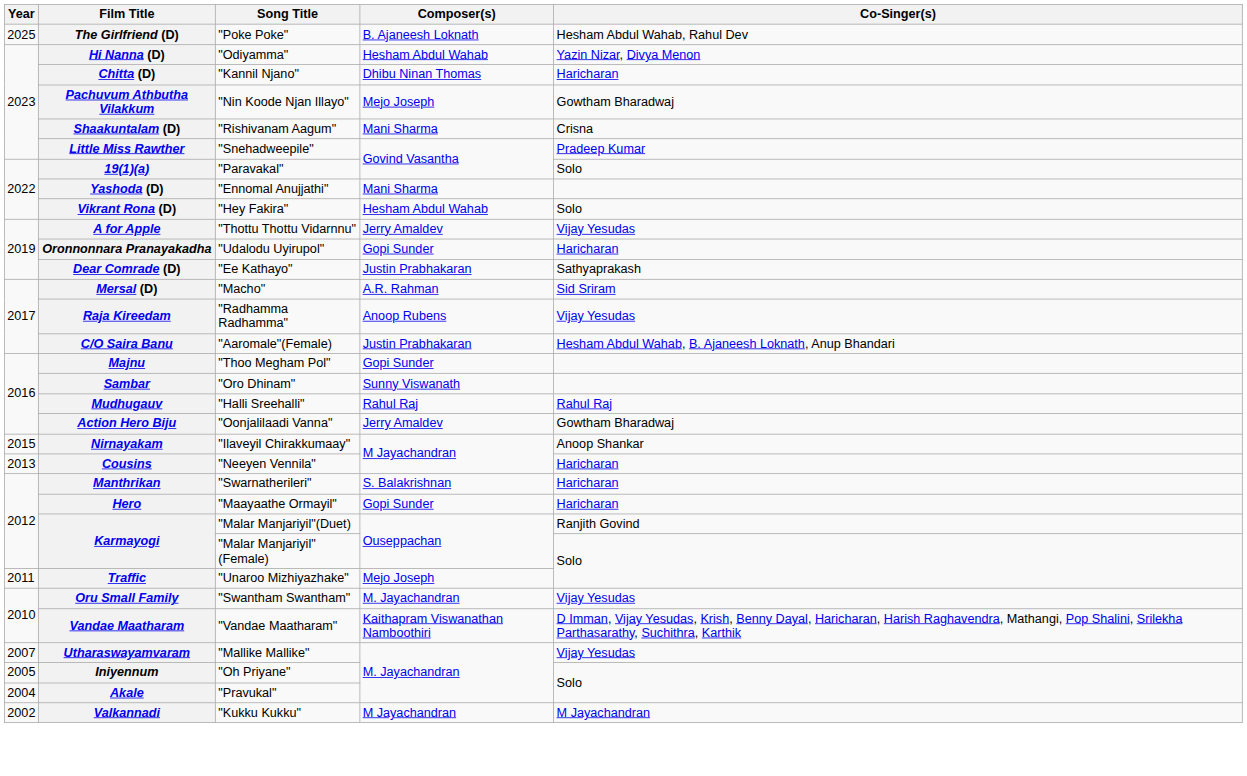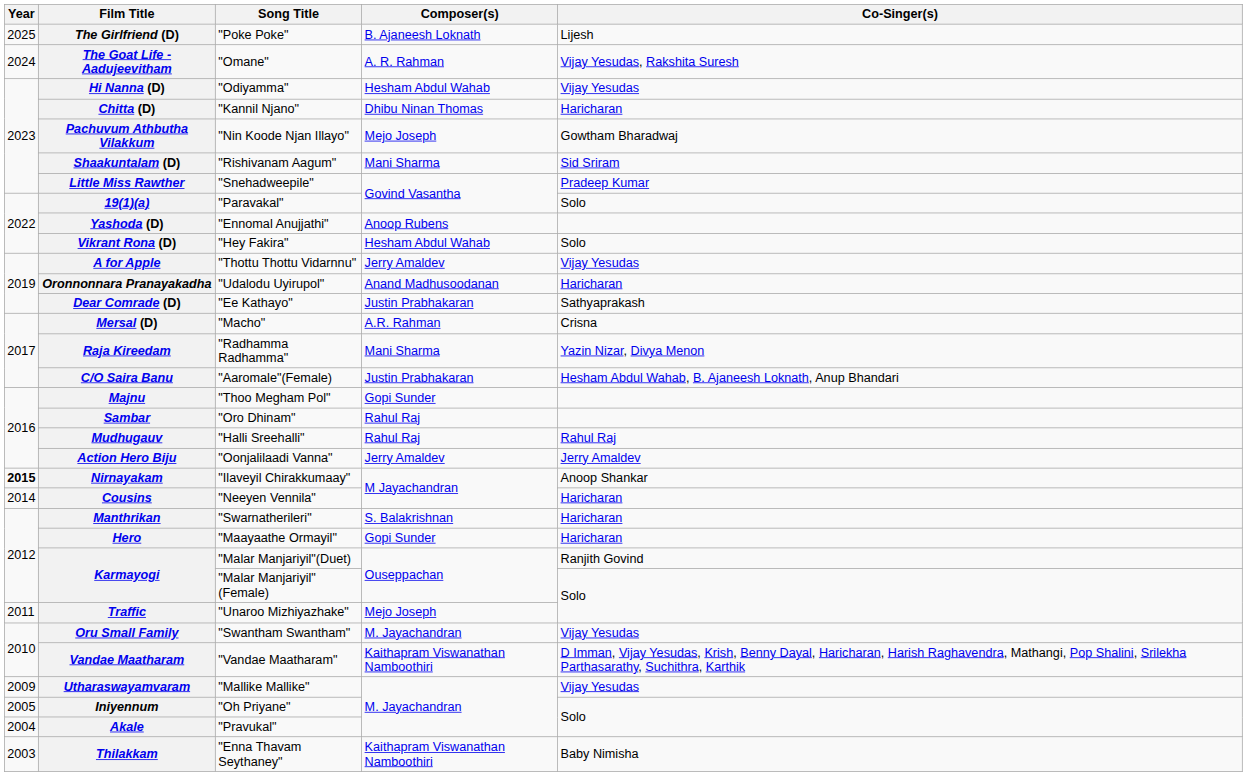(652, 34) Hesham Abdul Wahab, Rahul Dev -> (577, 34) Lijesh
+ row: (127, 61)
(629, 54) Yazin Nizar, Divya Menon -> (600, 88) Vijay Yesudas
(575, 128) Crisna -> (590, 163) Sid Sriram
(400, 189) Mani Sharma -> (406, 223) Anoop Rubens
(398, 249) Gopi Sunder -> (432, 283) Anand Madhusoodanan
(586, 289) Sid Sriram -> (579, 323) Crisna
(404, 316) Anoop Rubens -> (402, 350) Mani Sharma
(596, 316) Vijay Yesudas -> (632, 350) Yazin Nizar, Divya Menon
(411, 383) Sunny Viswanath -> (392, 418) Rahul Raj
(615, 423) Gowtham Bharadwaj -> (601, 458) Jerry Amaldev
(21, 443) normal -> (21, 478) bold
(21, 463) 2013 -> (21, 498) 2014
(21, 652) 2007 -> (21, 687) 2009
+ row: (127, 754)
- row: (127, 712)
